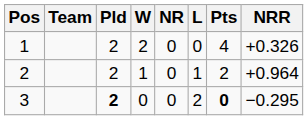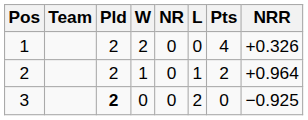(224, 100) bold -> (224, 100) normal
(272, 100) −0.295 -> (272, 100) −0.925
